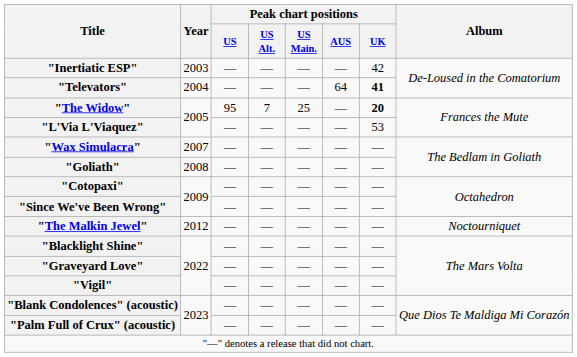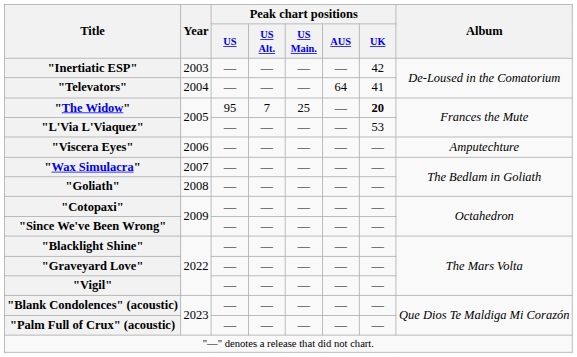(378, 87) bold -> (378, 87) normal
+ row: (93, 147)
- row: (93, 226)
